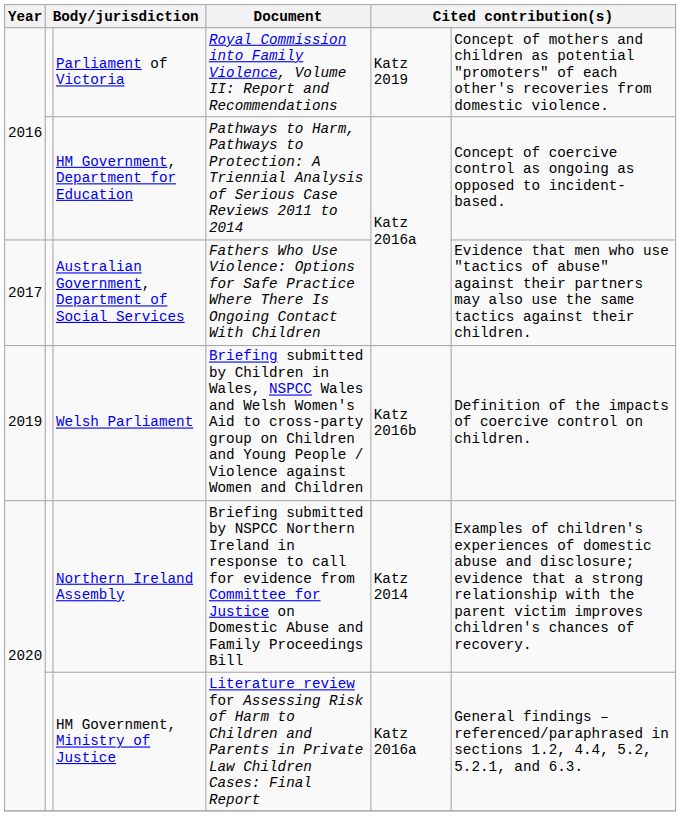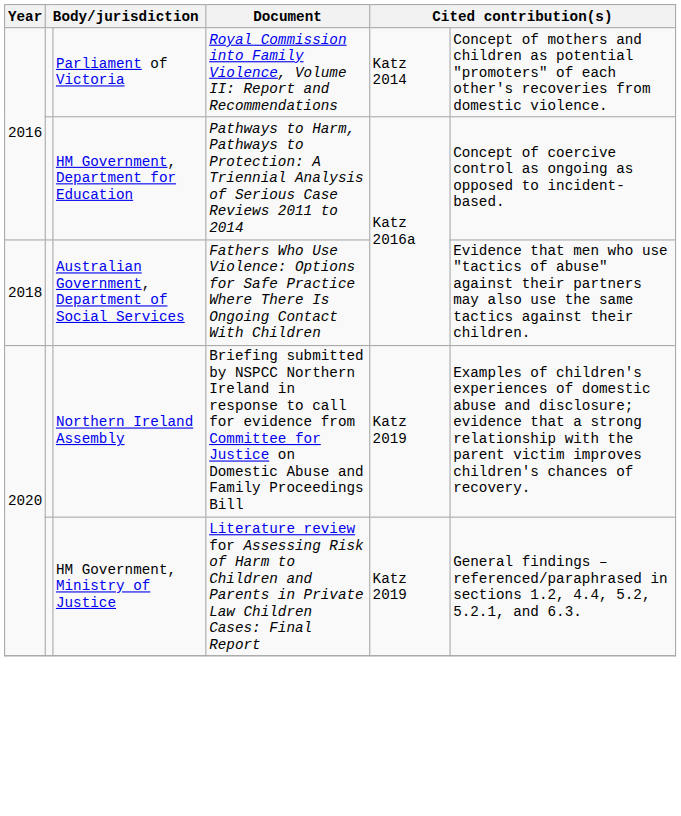(391, 73) Katz 2019 -> (390, 73) Katz 2014
(25, 292) 2017 -> (25, 292) 2018
- row: (125, 423)
(391, 586) Katz 2014 -> (390, 431) Katz 2019
(395, 742) Katz 2016a -> (390, 586) Katz 2019
